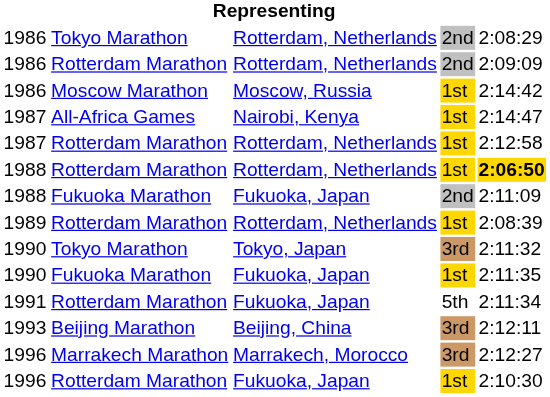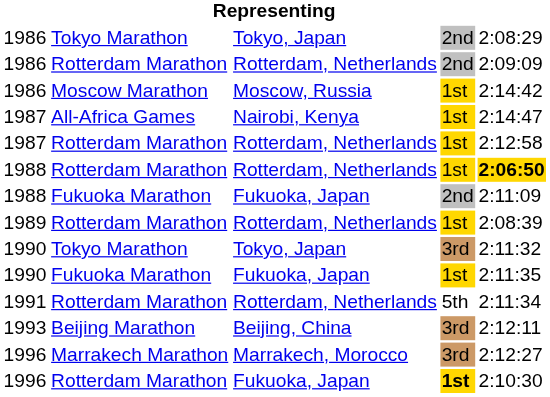(335, 37) Rotterdam, Netherlands -> (290, 37) Tokyo, Japan
(301, 301) Fukuoka, Japan -> (335, 301) Rotterdam, Netherlands
(455, 380) normal -> (456, 380) bold
